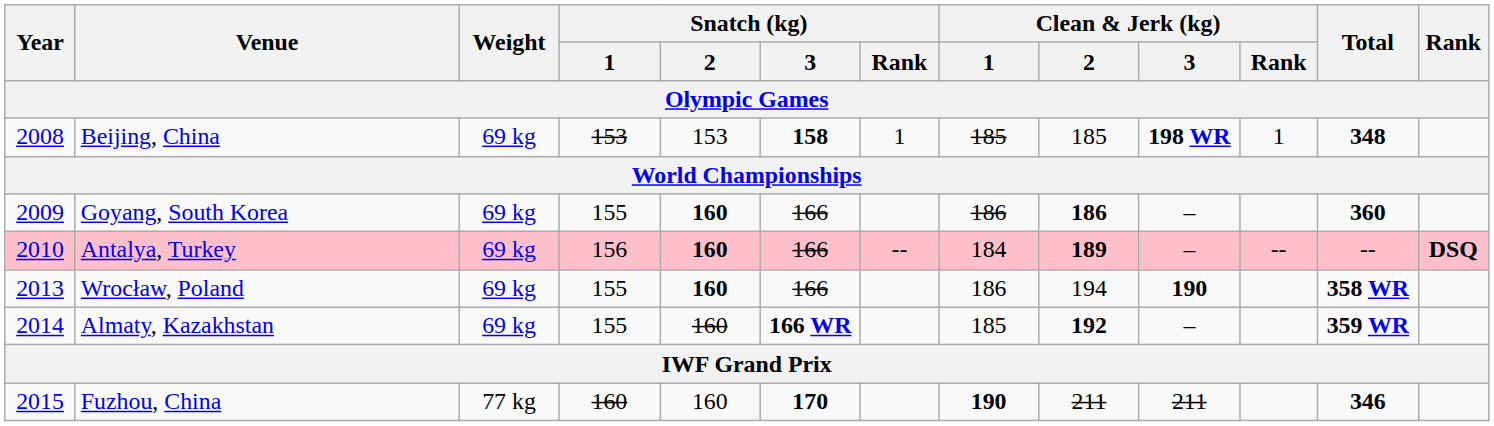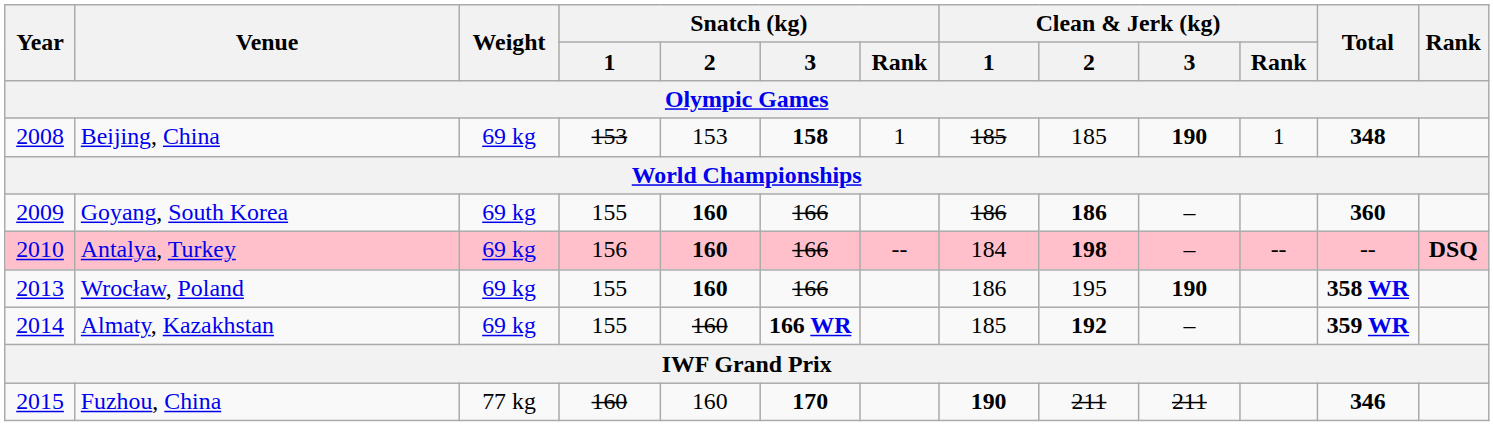(1189, 136) 198 WR -> (1189, 136) 190
(1089, 250) 189 -> (1089, 250) 198
(1089, 288) 194 -> (1089, 288) 195
